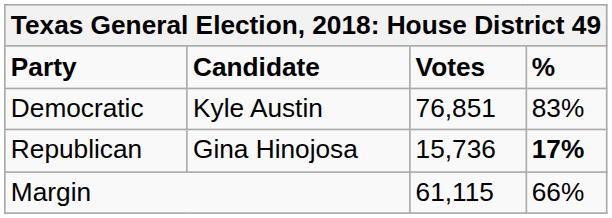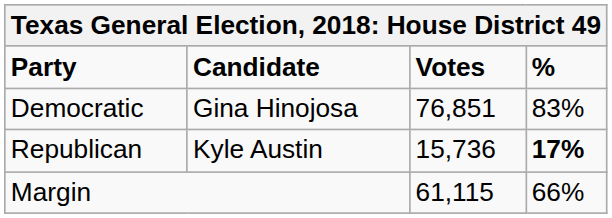(258, 108) Kyle Austin -> (275, 108) Gina Hinojosa
(275, 150) Gina Hinojosa -> (258, 150) Kyle Austin
